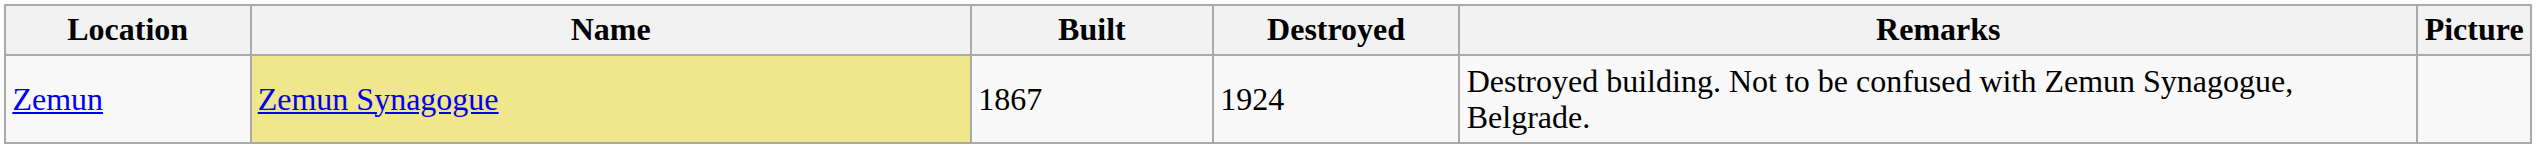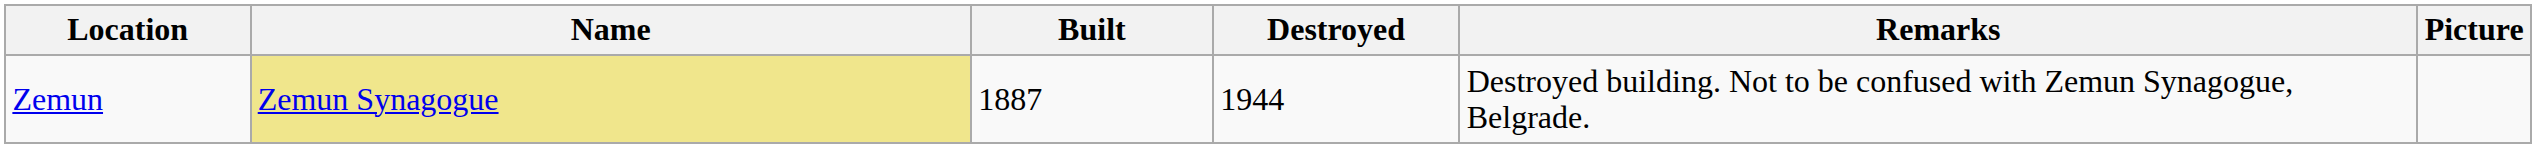(1010, 98) 1867 -> (1010, 98) 1887
(1252, 98) 1924 -> (1252, 98) 1944
